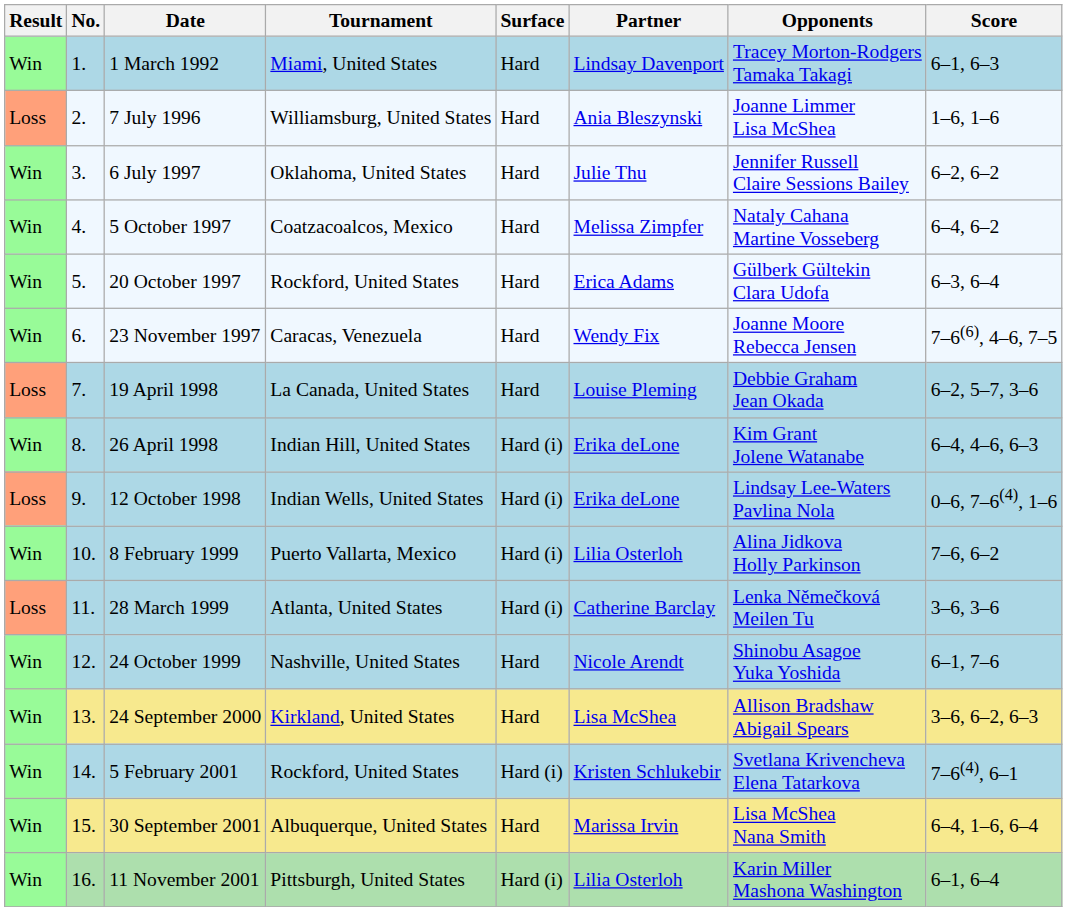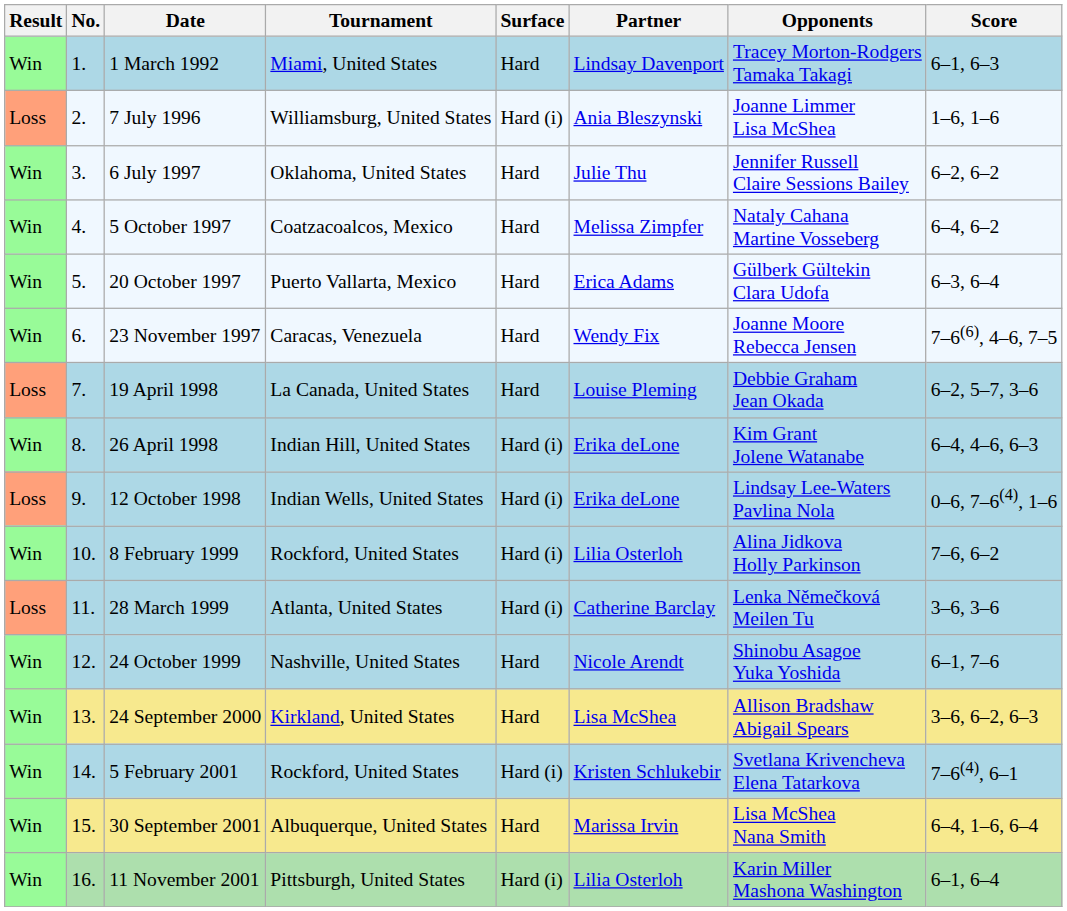(520, 117) Hard -> (532, 117) Hard (i)
(365, 280) Rockford, United States -> (363, 280) Puerto Vallarta, Mexico
(363, 552) Puerto Vallarta, Mexico -> (365, 552) Rockford, United States
